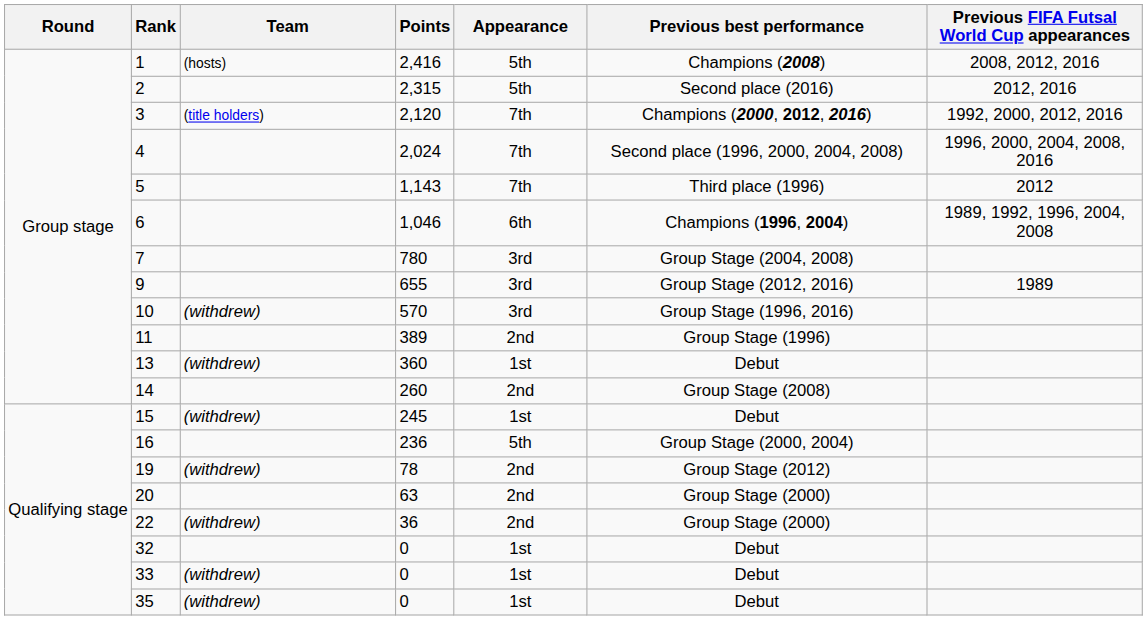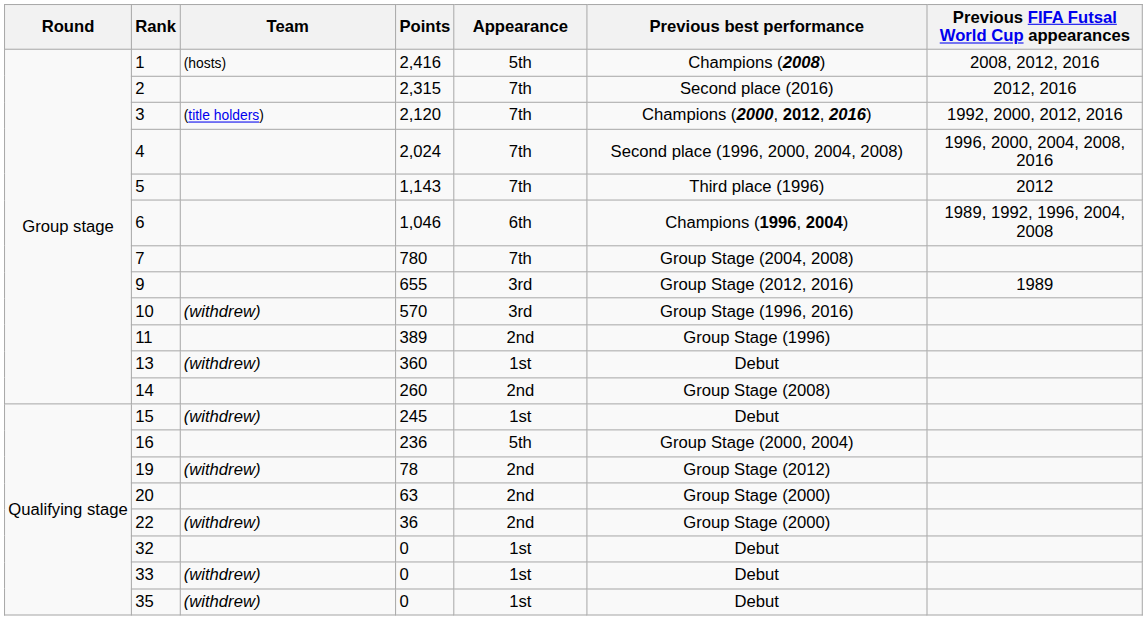(520, 89) 5th -> (520, 89) 7th
(520, 258) 3rd -> (520, 258) 7th
